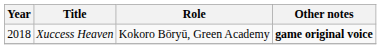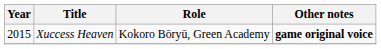(19, 34) 2018 -> (19, 34) 2015
